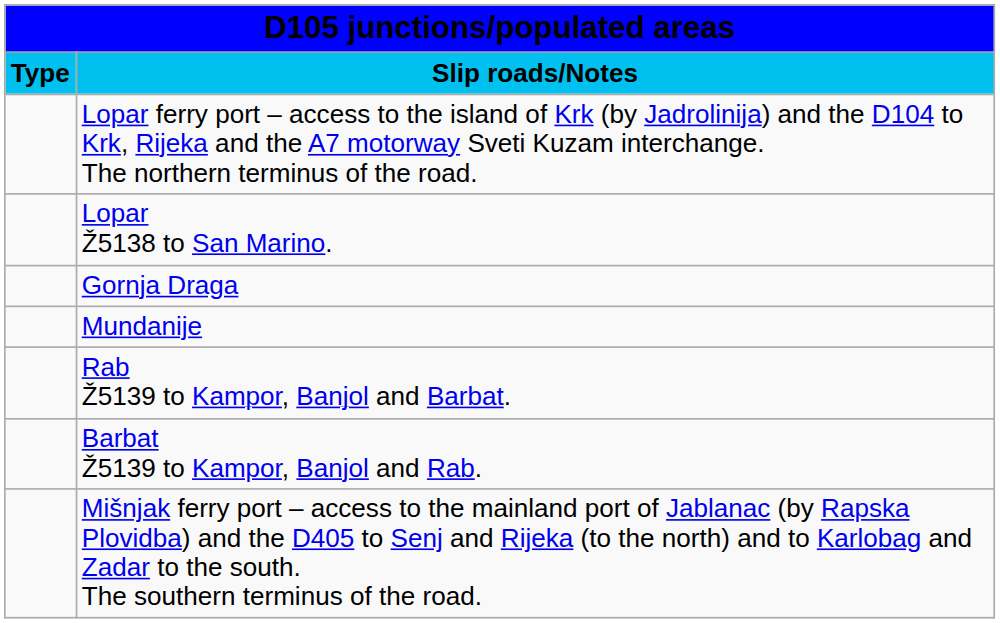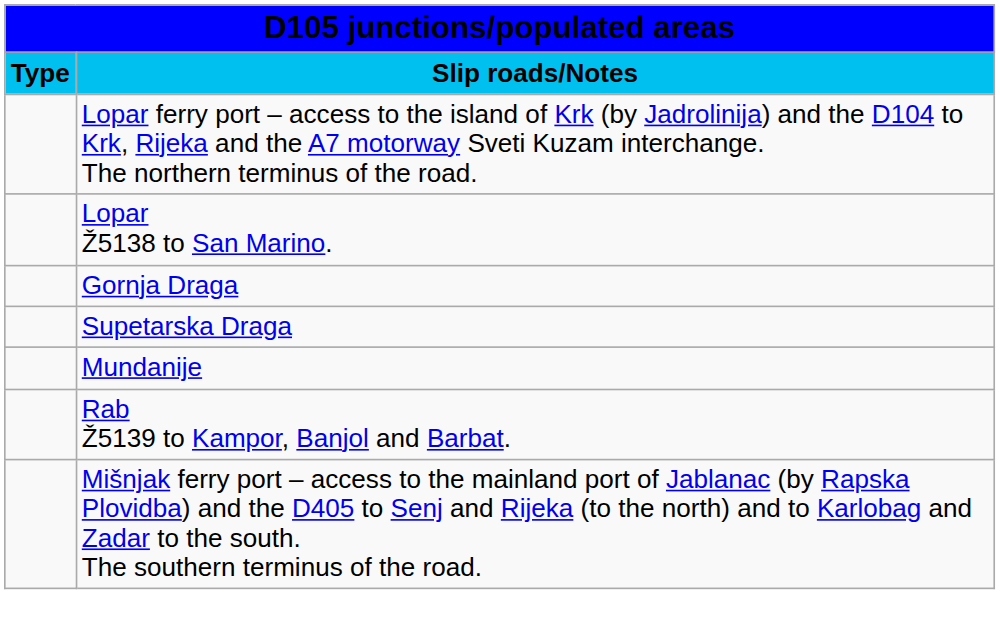+ row: (187, 326)
- row: (282, 453)
